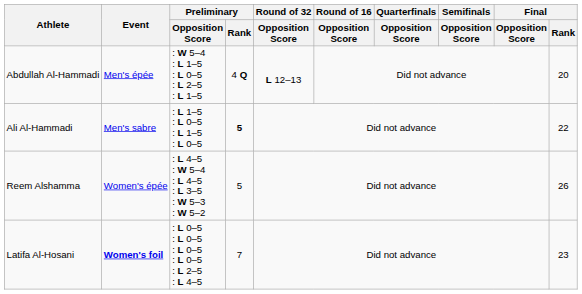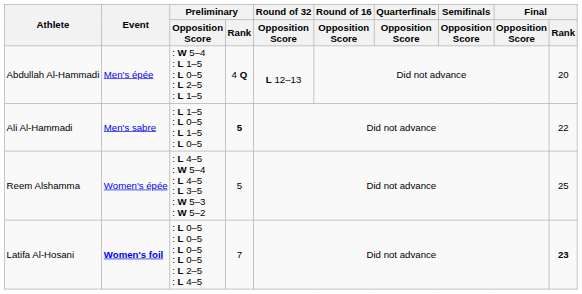(563, 186) 26 -> (563, 186) 25
(563, 255) normal -> (563, 255) bold
